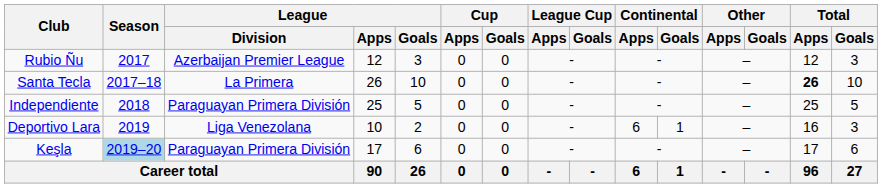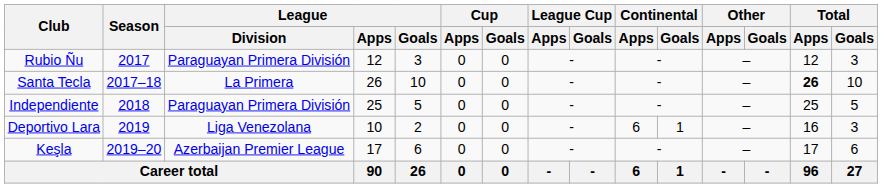(259, 60) Azerbaijan Premier League -> (259, 60) Paraguayan Primera División
(134, 149) lightblue background -> (134, 149) no background
(259, 149) Paraguayan Primera División -> (259, 149) Azerbaijan Premier League
